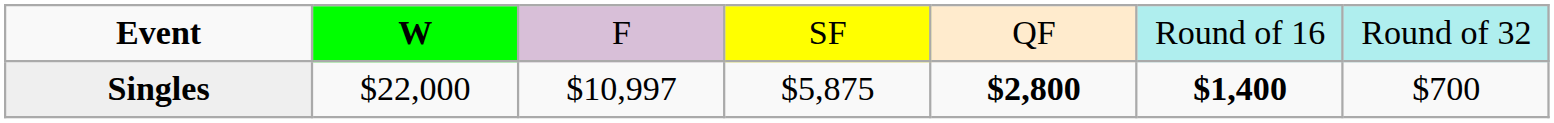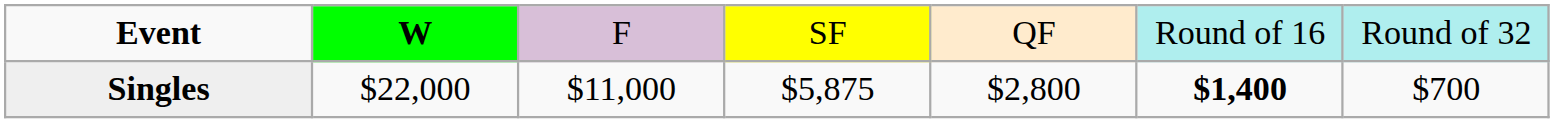(621, 88) $10,997 -> (621, 88) $11,000
(1034, 88) bold -> (1034, 88) normal
